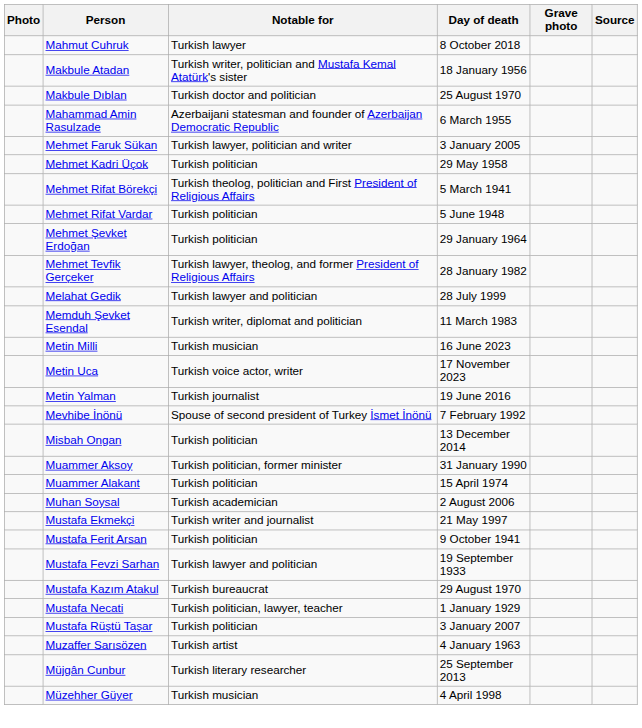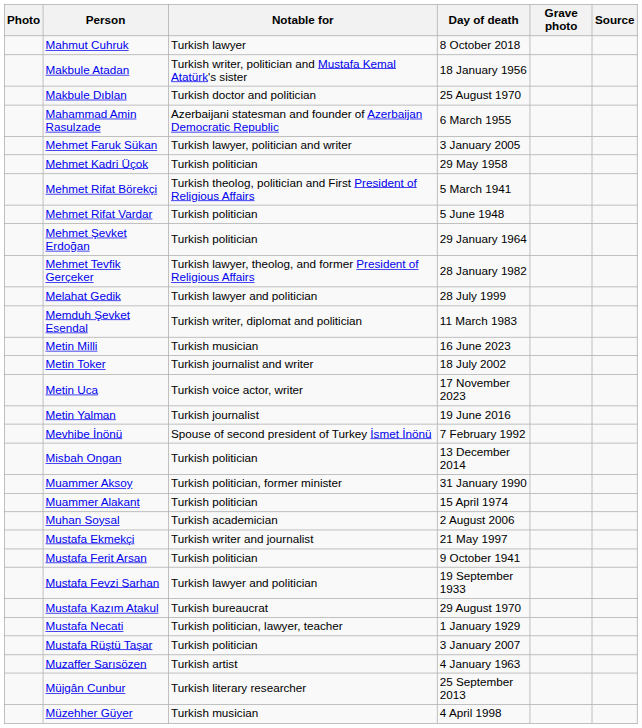+ row: (76, 365)
